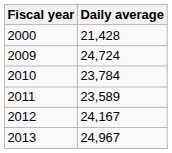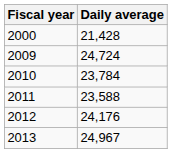(100, 96) 23,589 -> (100, 96) 23,588
(100, 117) 24,167 -> (100, 117) 24,176
